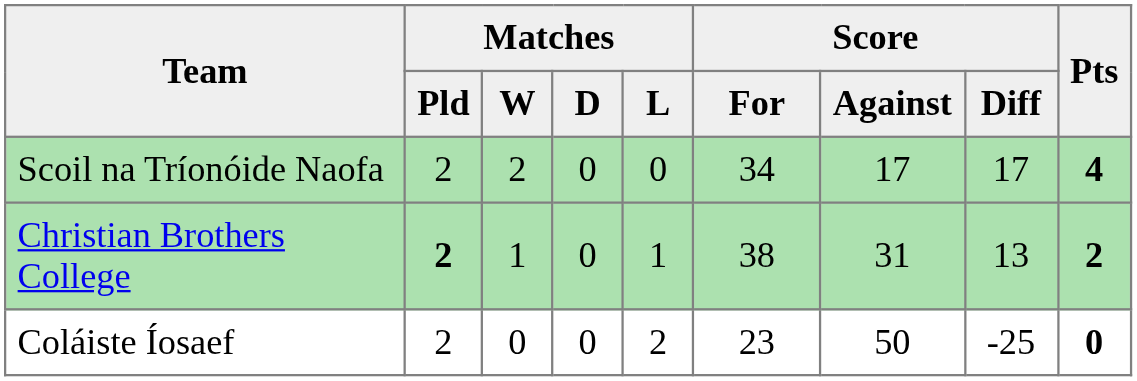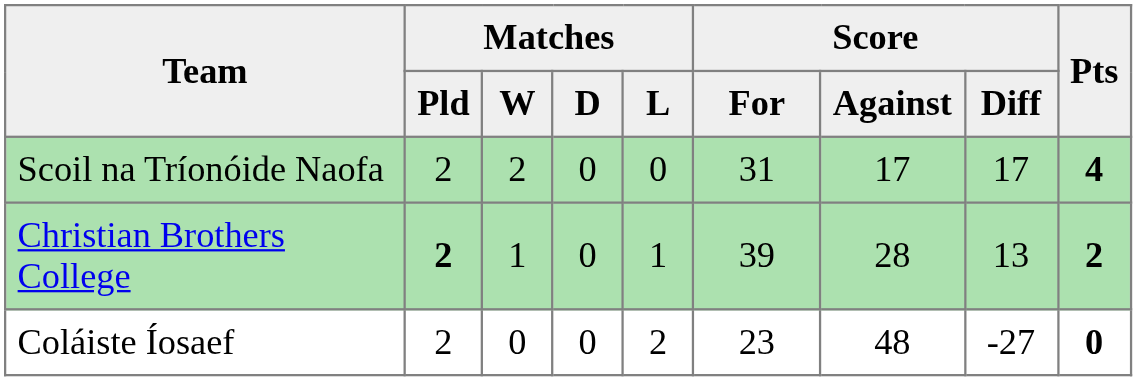(757, 169) 34 -> (757, 169) 31
(757, 255) 38 -> (757, 255) 39
(892, 255) 31 -> (892, 255) 28
(892, 341) 50 -> (892, 341) 48
(1011, 341) -25 -> (1011, 341) -27
